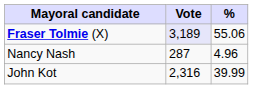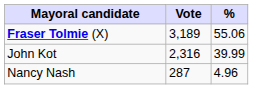(185, 34) lavender background -> (185, 34) no background
rows swapped: (32, 73) <-> (41, 53)
